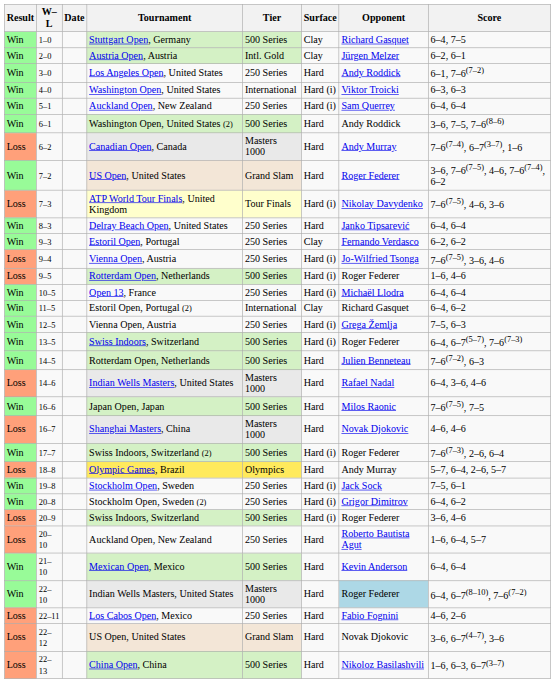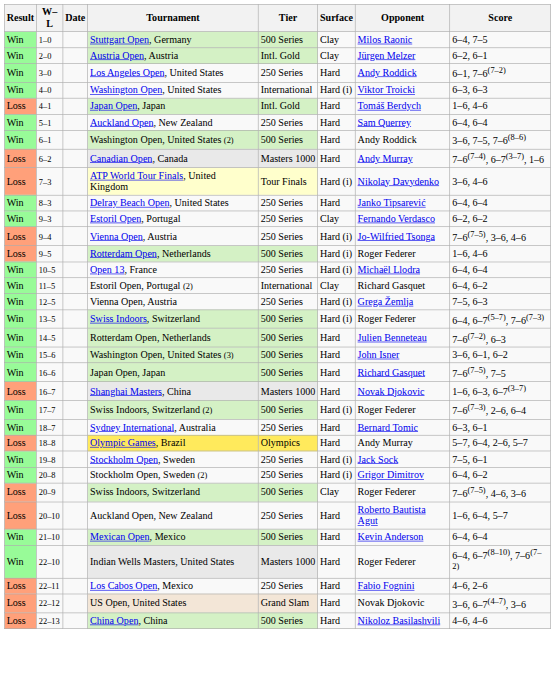(375, 39) Richard Gasquet -> (385, 39) Milos Raonic
+ row: (45, 107)
(320, 106) Hard (i) -> (330, 122) Hard
- row: (45, 176)
(467, 204) 7–6(7–5), 4–6, 3–6 -> (470, 181) 3–6, 4–6
- row: (47, 384)
+ row: (47, 355)
(369, 406) Milos Raonic -> (391, 372) Richard Gasquet
(448, 429) 4–6, 4–6 -> (489, 391) 1–6, 6–3, 6–7(3–7)
+ row: (47, 428)
(320, 517) Hard (i) -> (329, 492) Clay
(448, 517) 3–6, 4–6 -> (489, 492) 7–6(7–5), 4–6, 3–6
(370, 594) lightblue background -> (387, 561) no background
(467, 664) 1–6, 6–3, 6–7(3–7) -> (470, 620) 4–6, 4–6
